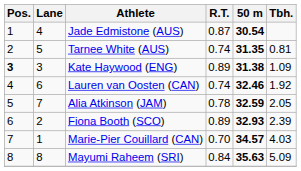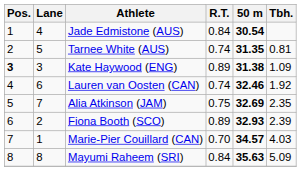(219, 31) 0.87 -> (219, 31) 0.84
(219, 103) 0.78 -> (219, 103) 0.75
(250, 103) 32.59 -> (250, 103) 32.69
(280, 103) 2.05 -> (280, 103) 2.35
